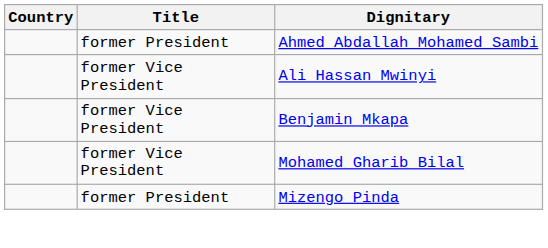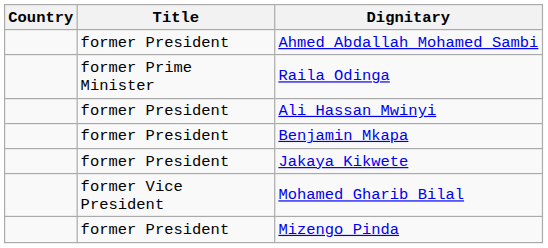+ row: (334, 77)
(132, 77) former Vice President -> (155, 111) former President
(132, 120) former Vice President -> (155, 136) former President
+ row: (343, 161)
